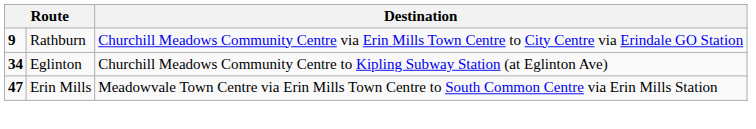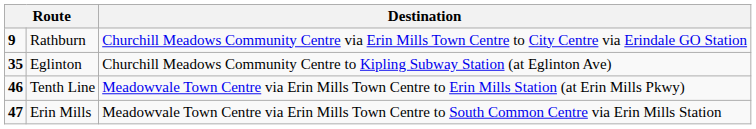(15, 64) 34 -> (15, 64) 35
+ row: (63, 87)
